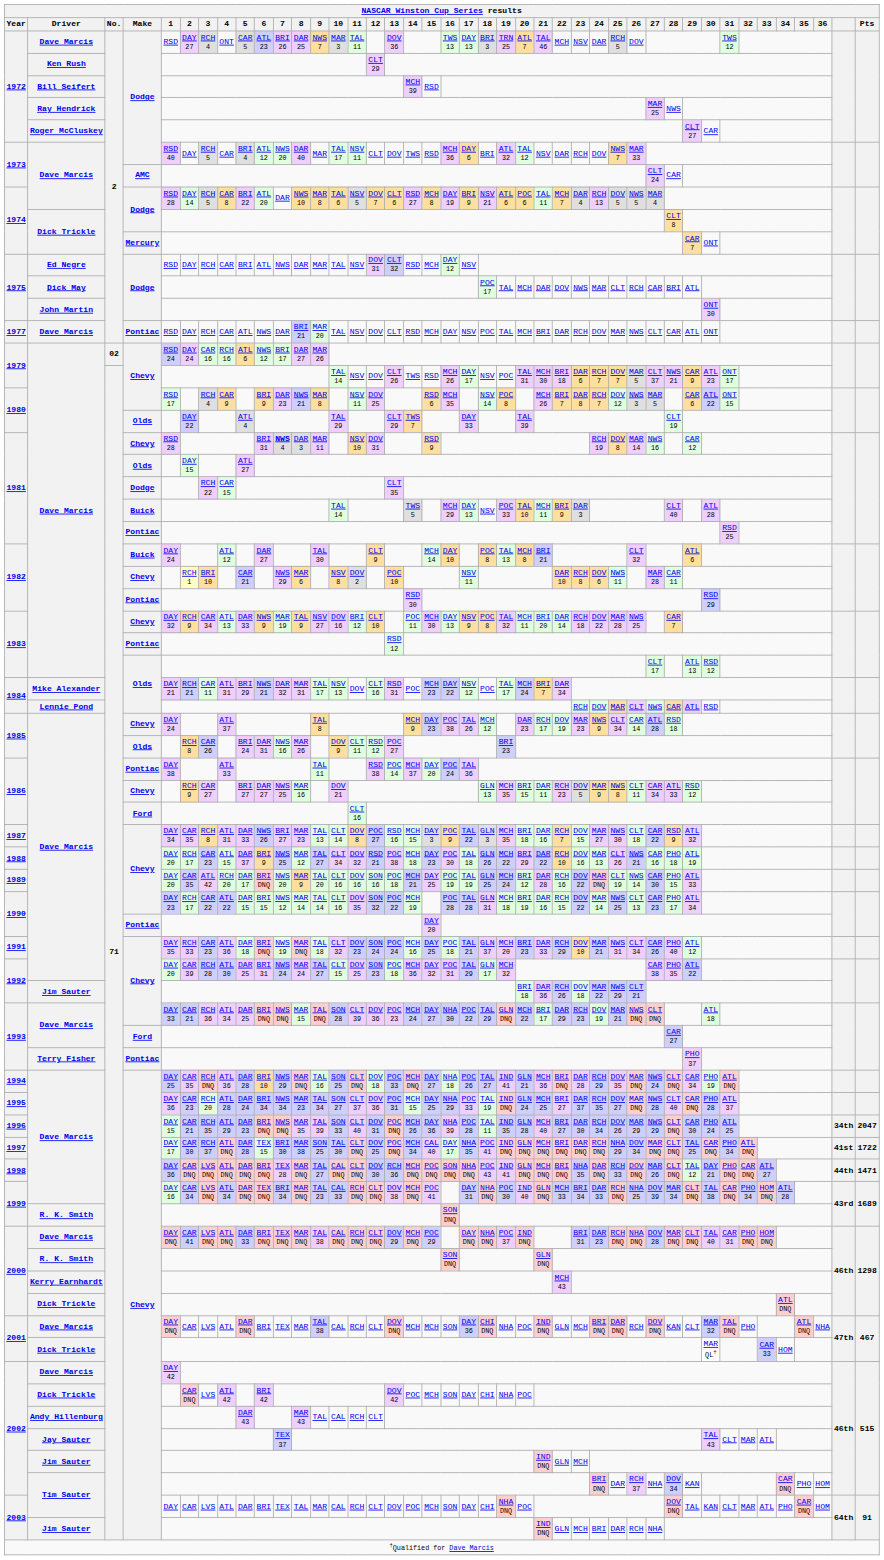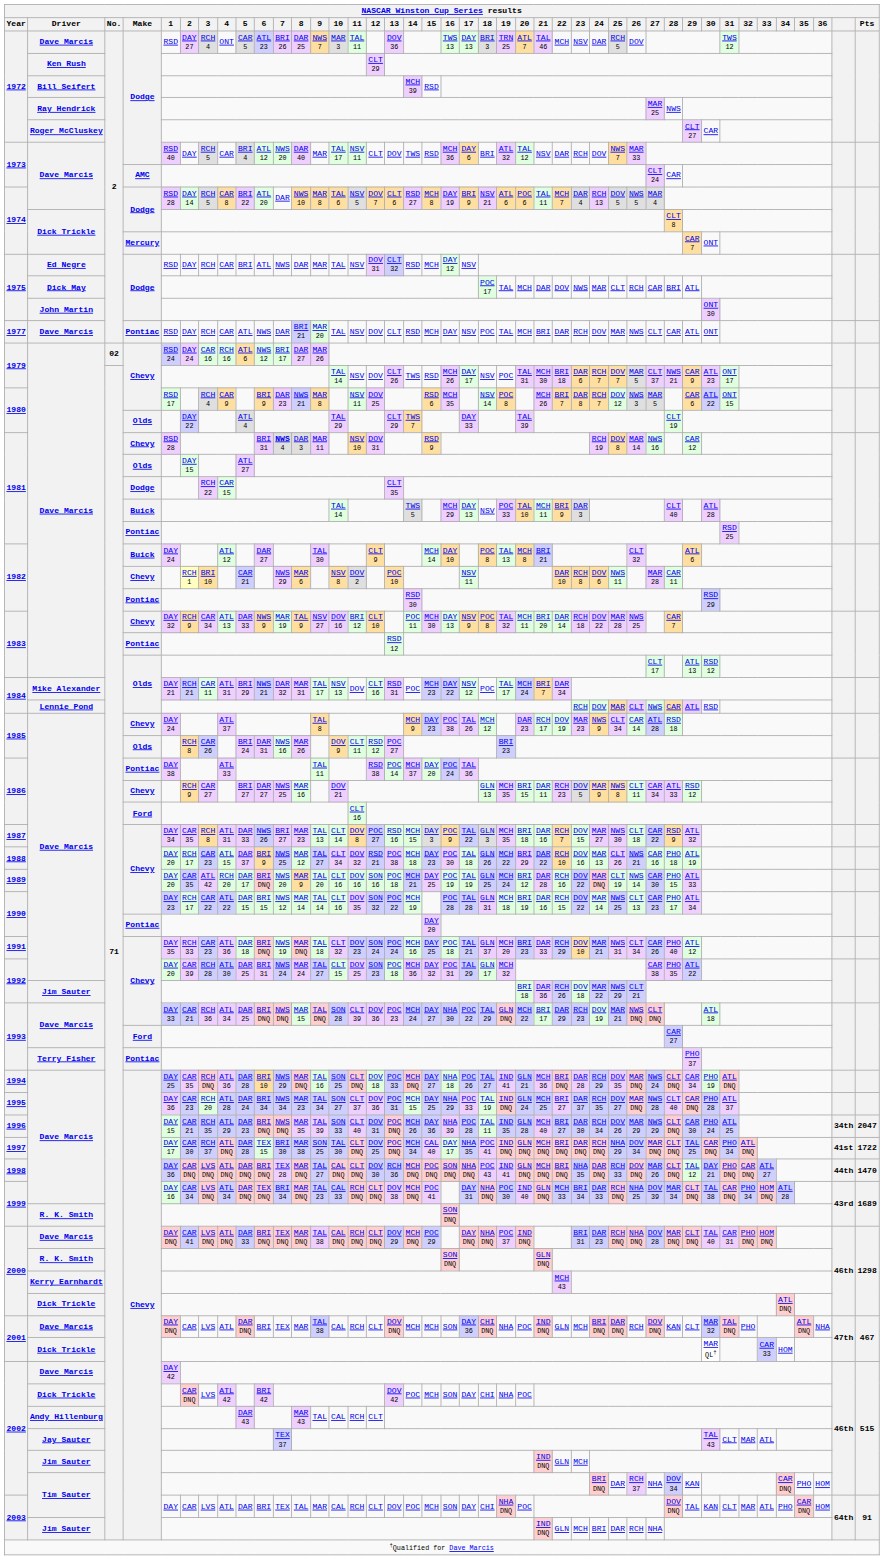(867, 1170) 1471 -> (867, 1170) 1470
